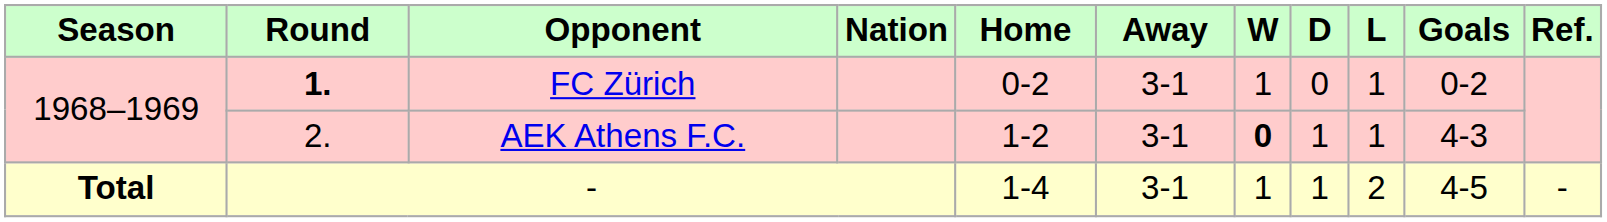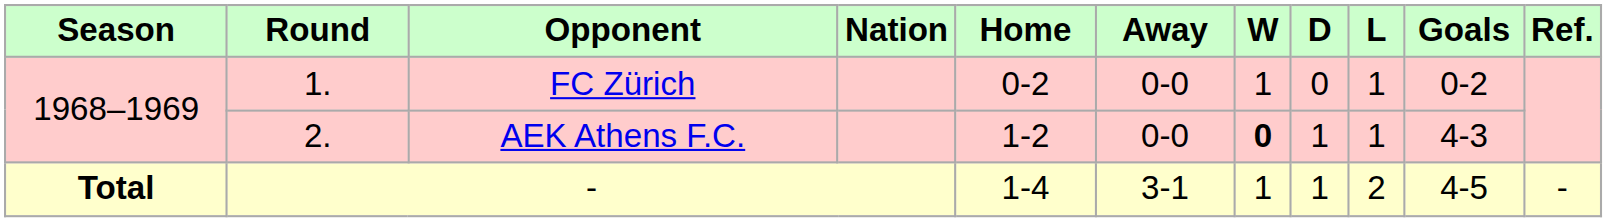(318, 83) bold -> (318, 83) normal
(1165, 83) 3-1 -> (1165, 83) 0-0
(1165, 135) 3-1 -> (1165, 135) 0-0
